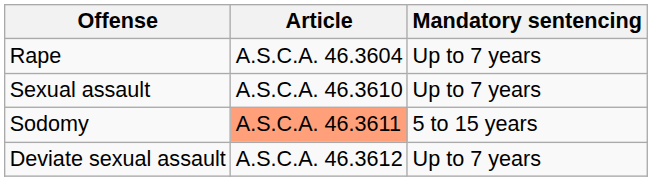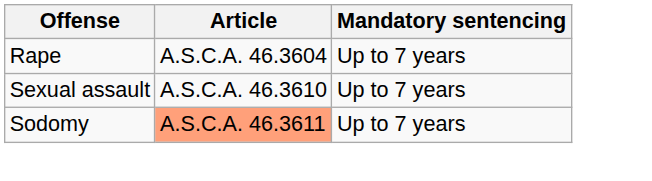(475, 124) 5 to 15 years -> (401, 124) Up to 7 years
- row: (118, 158)
